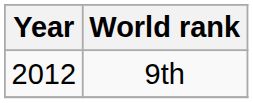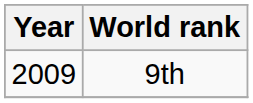(44, 73) 2012 -> (44, 73) 2009
